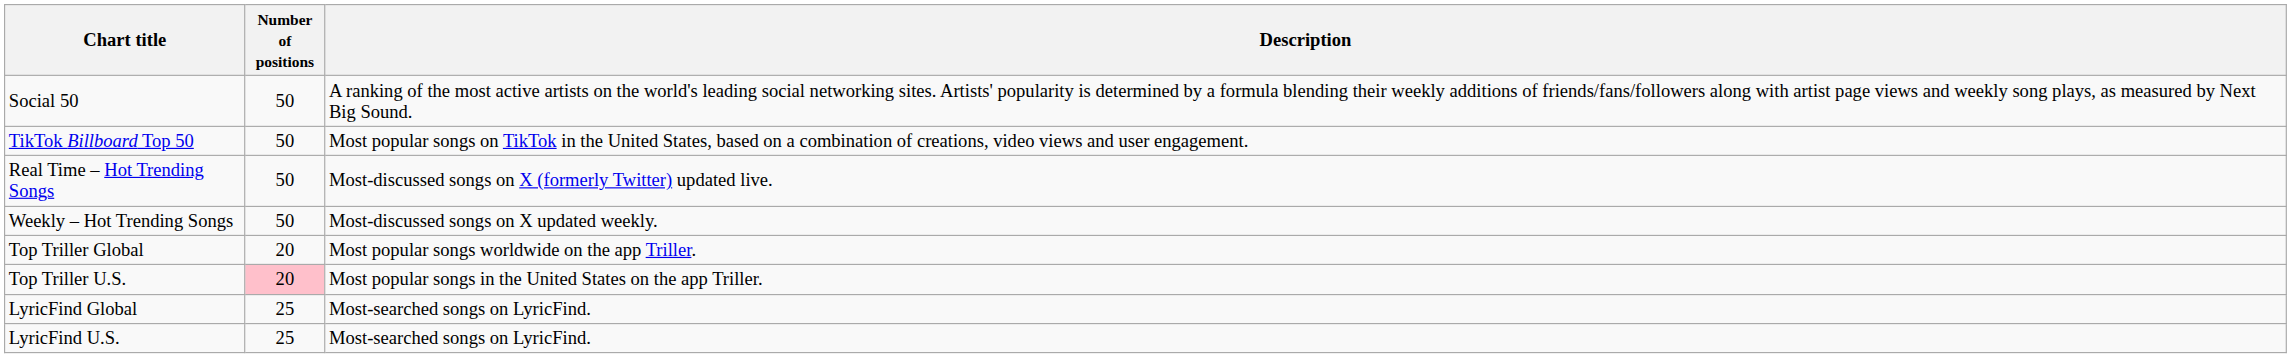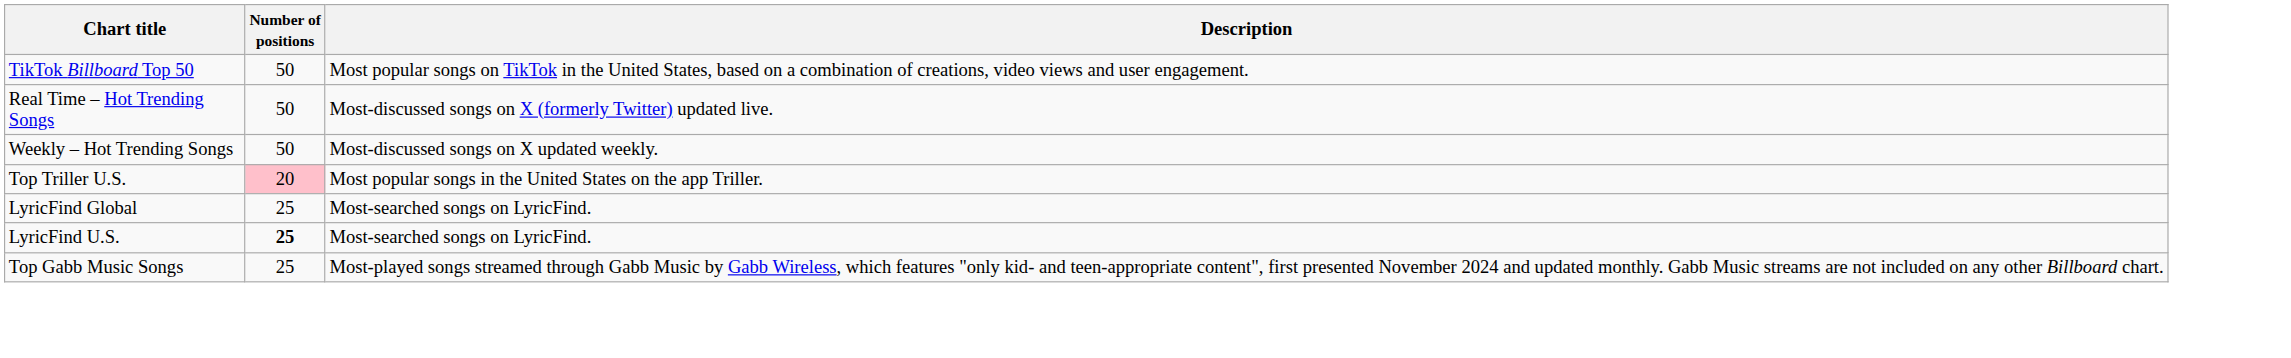- row: (44, 100)
- row: (76, 249)
(285, 338) normal -> (285, 237) bold
+ row: (96, 267)
